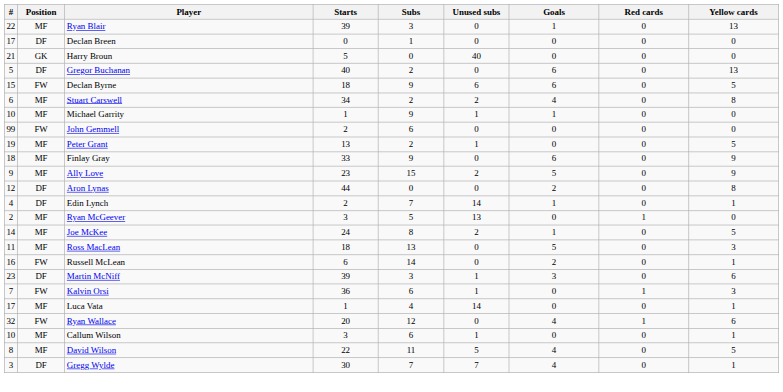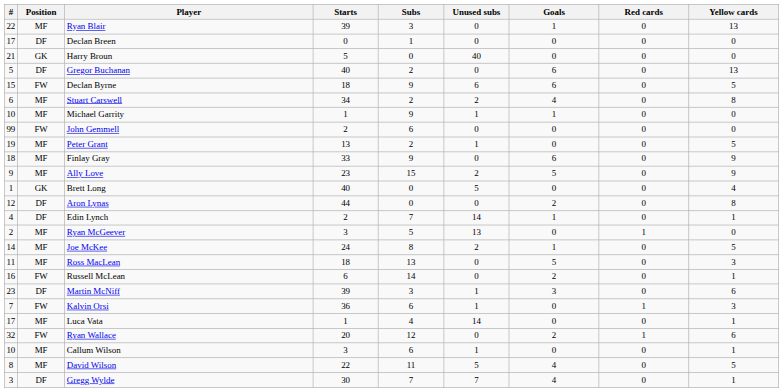+ row: (86, 188)
(554, 321) 4 -> (554, 336) 2
